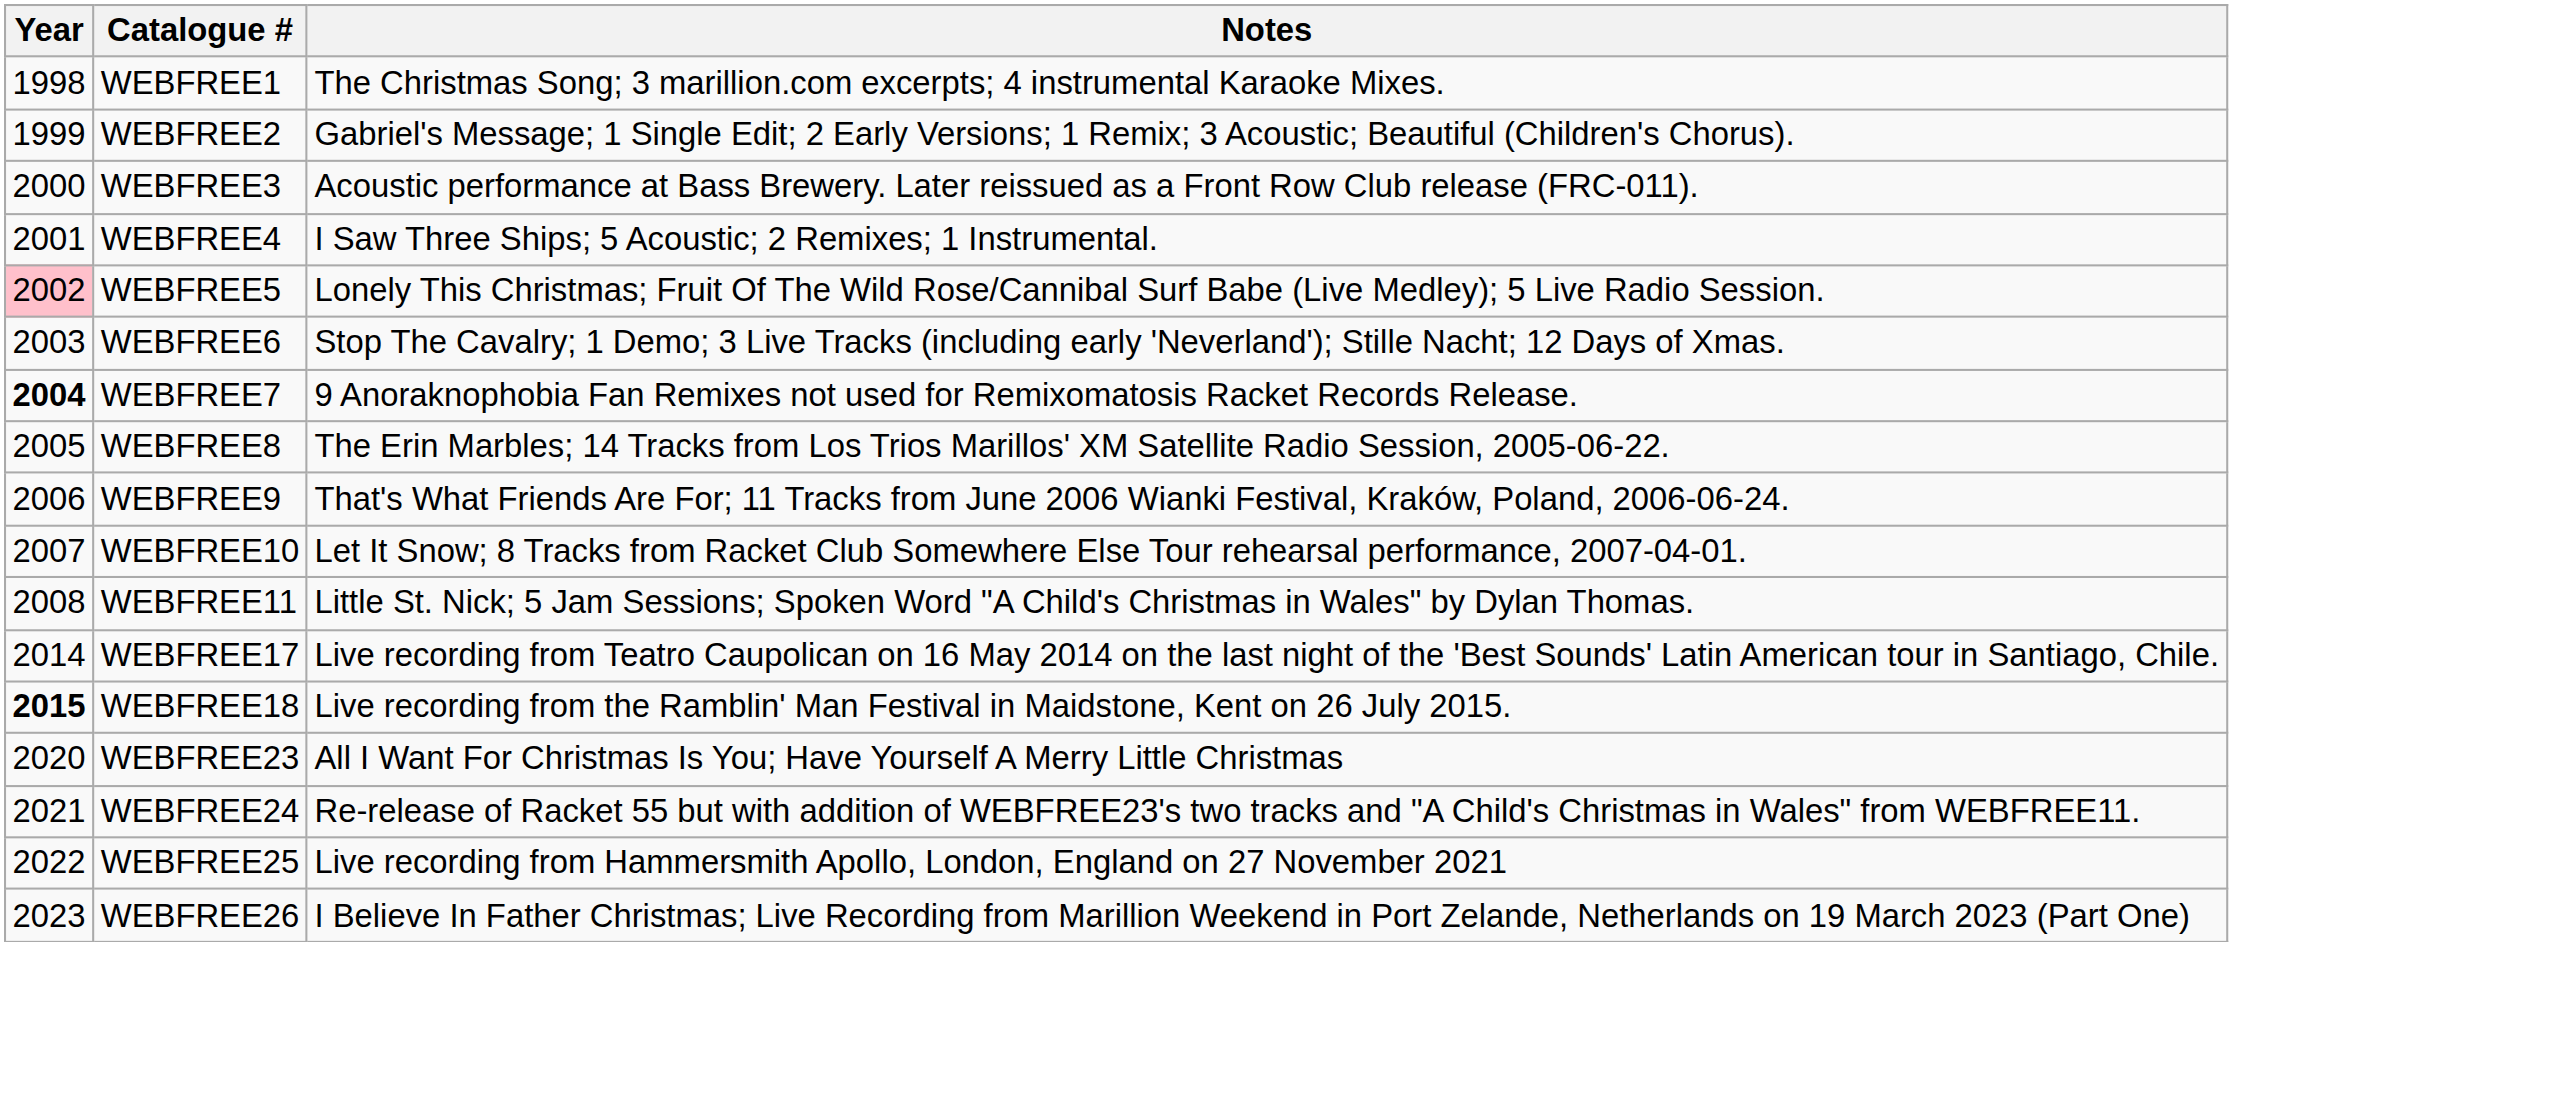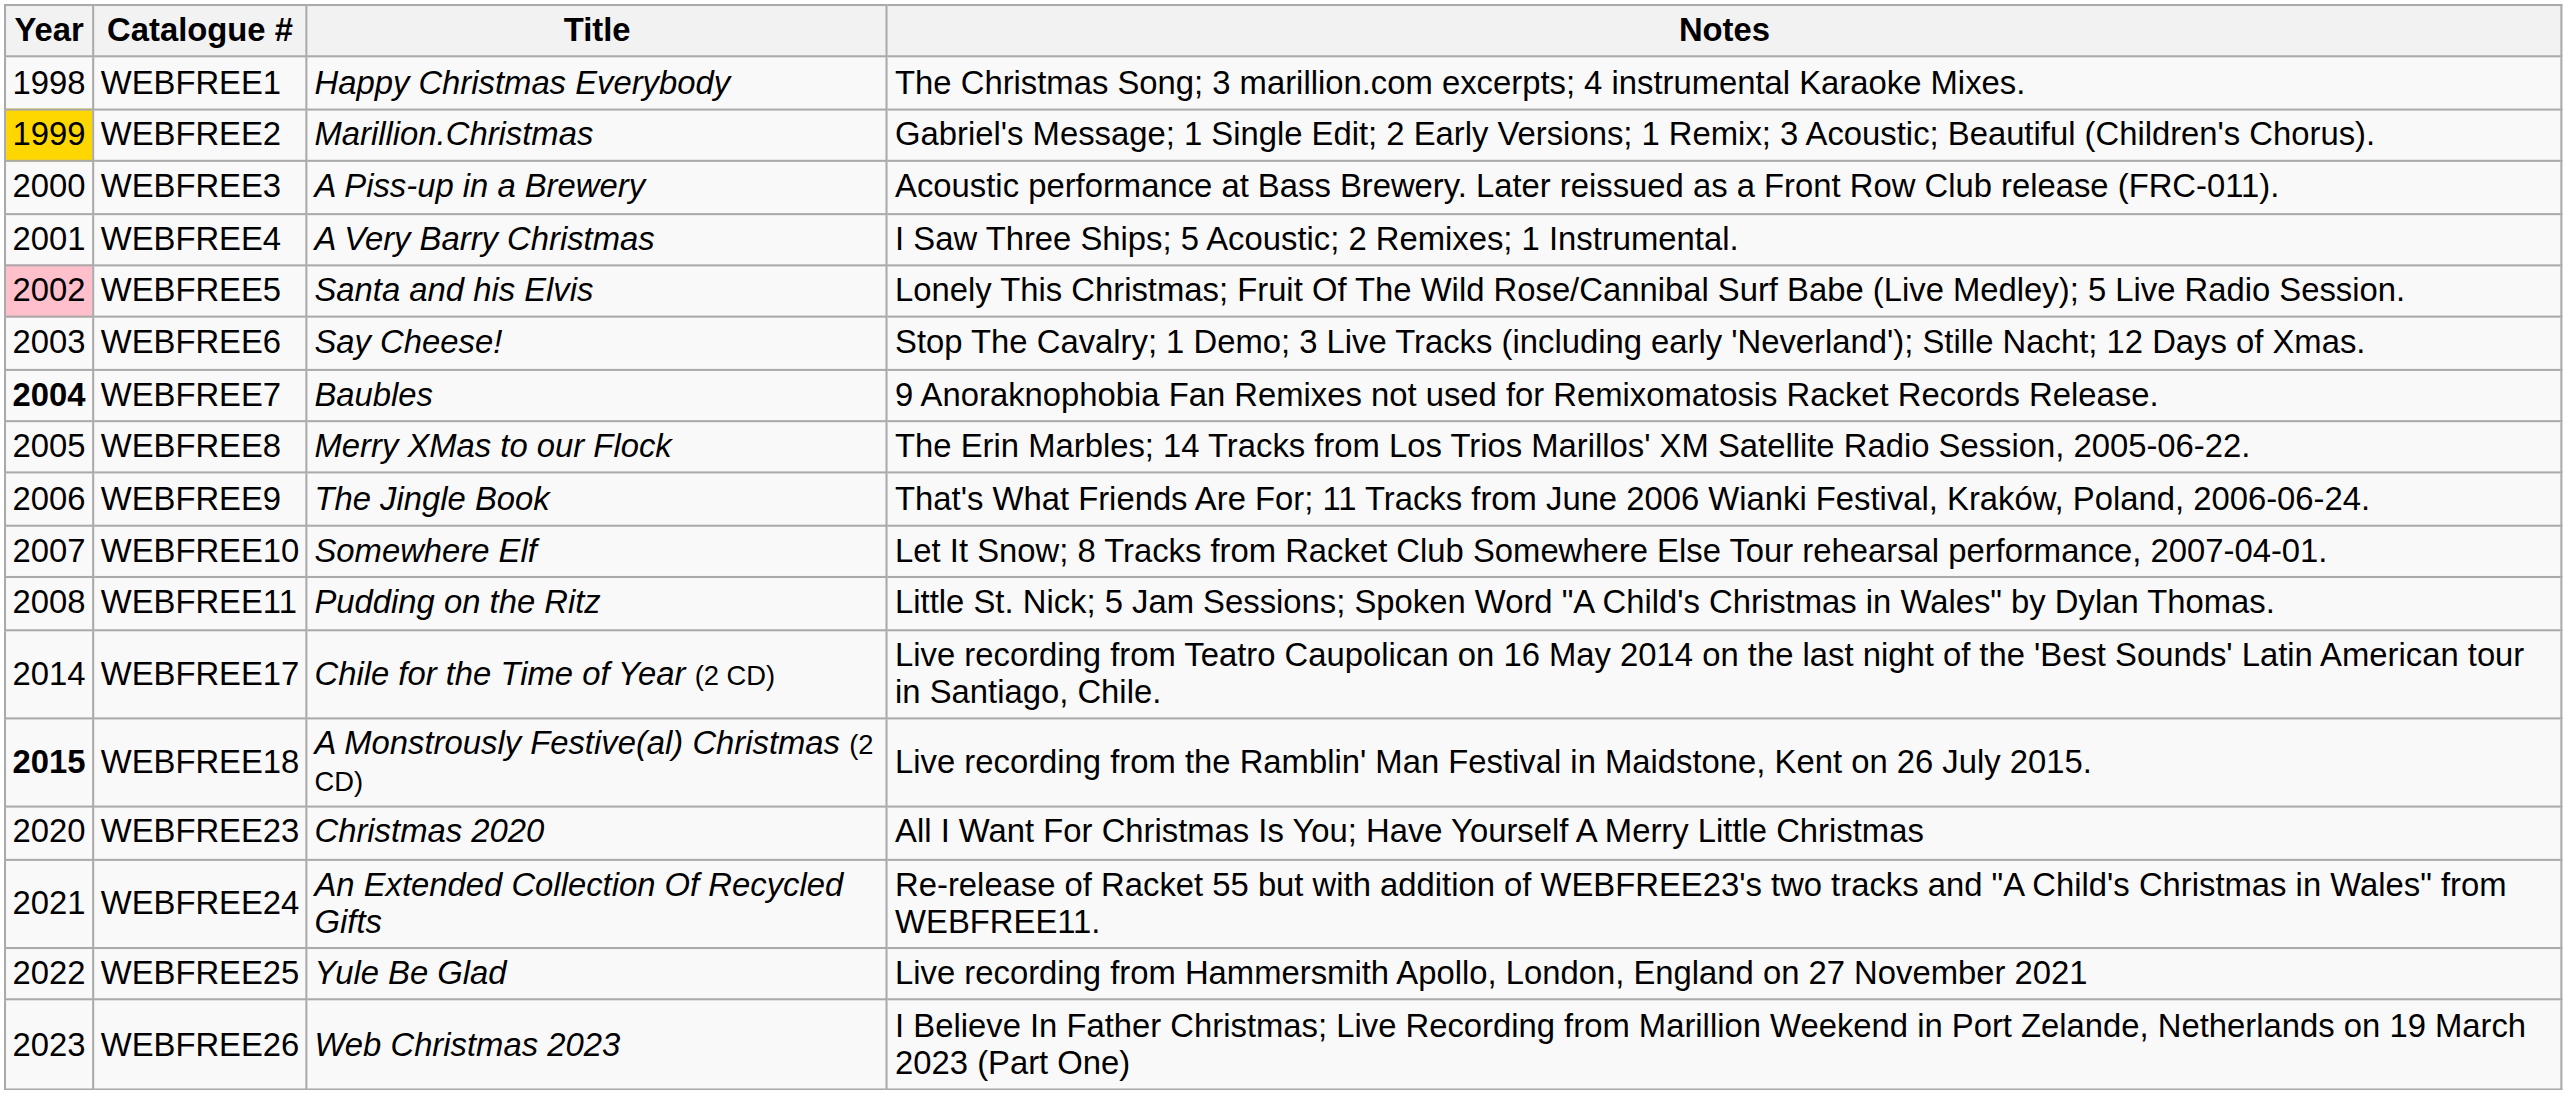+ column: (597, 30)
(49, 134) no background -> (49, 134) gold background
